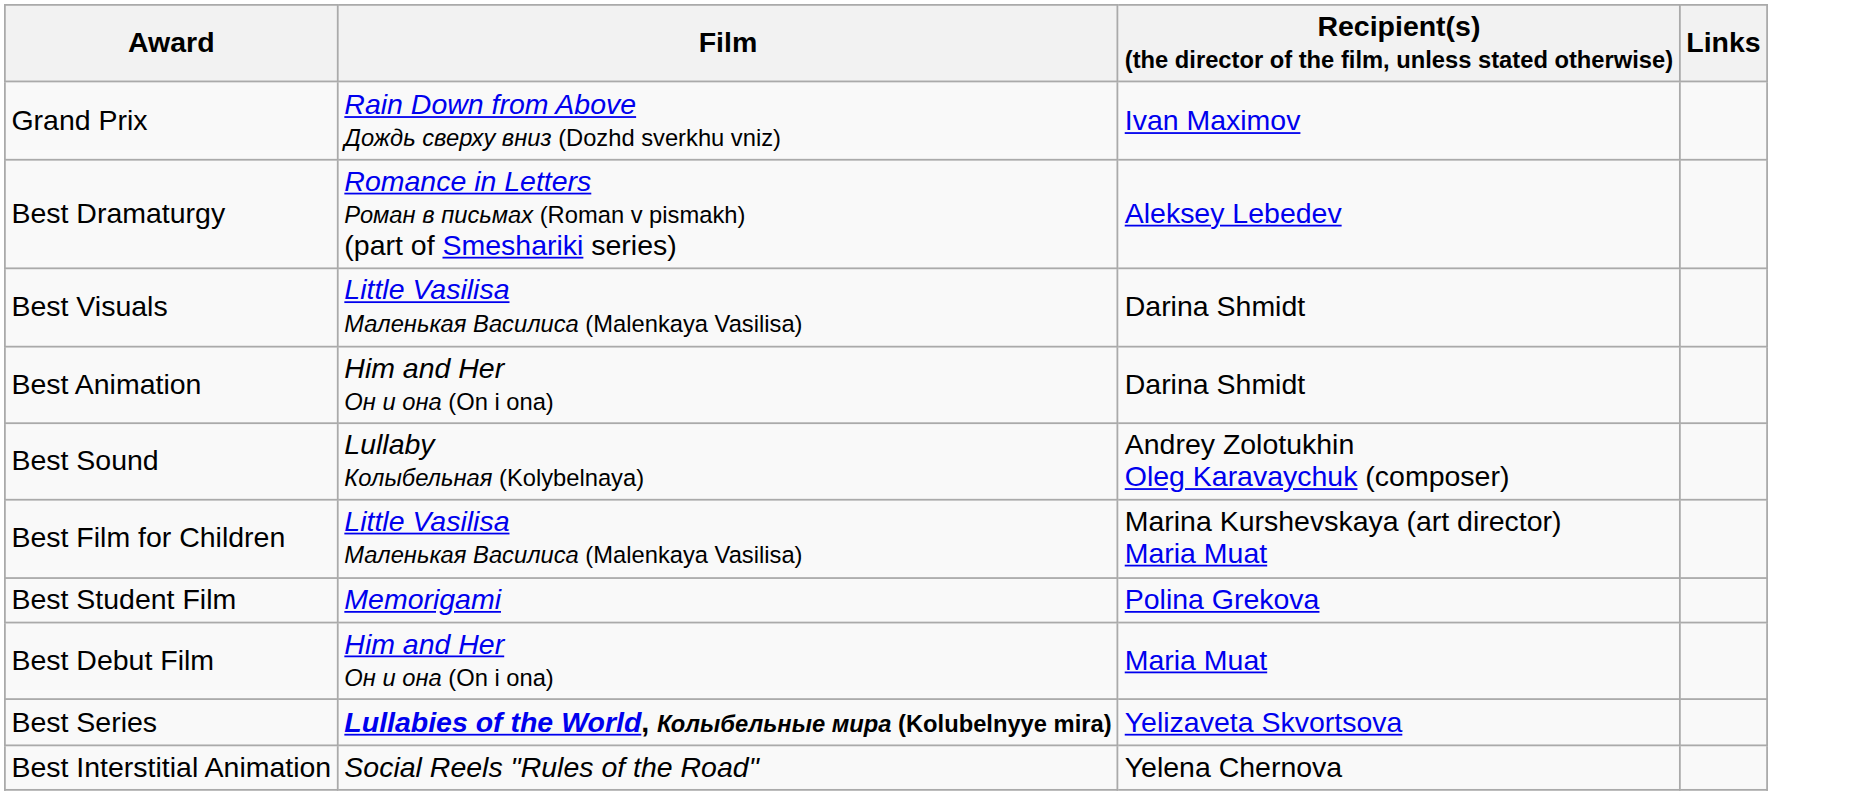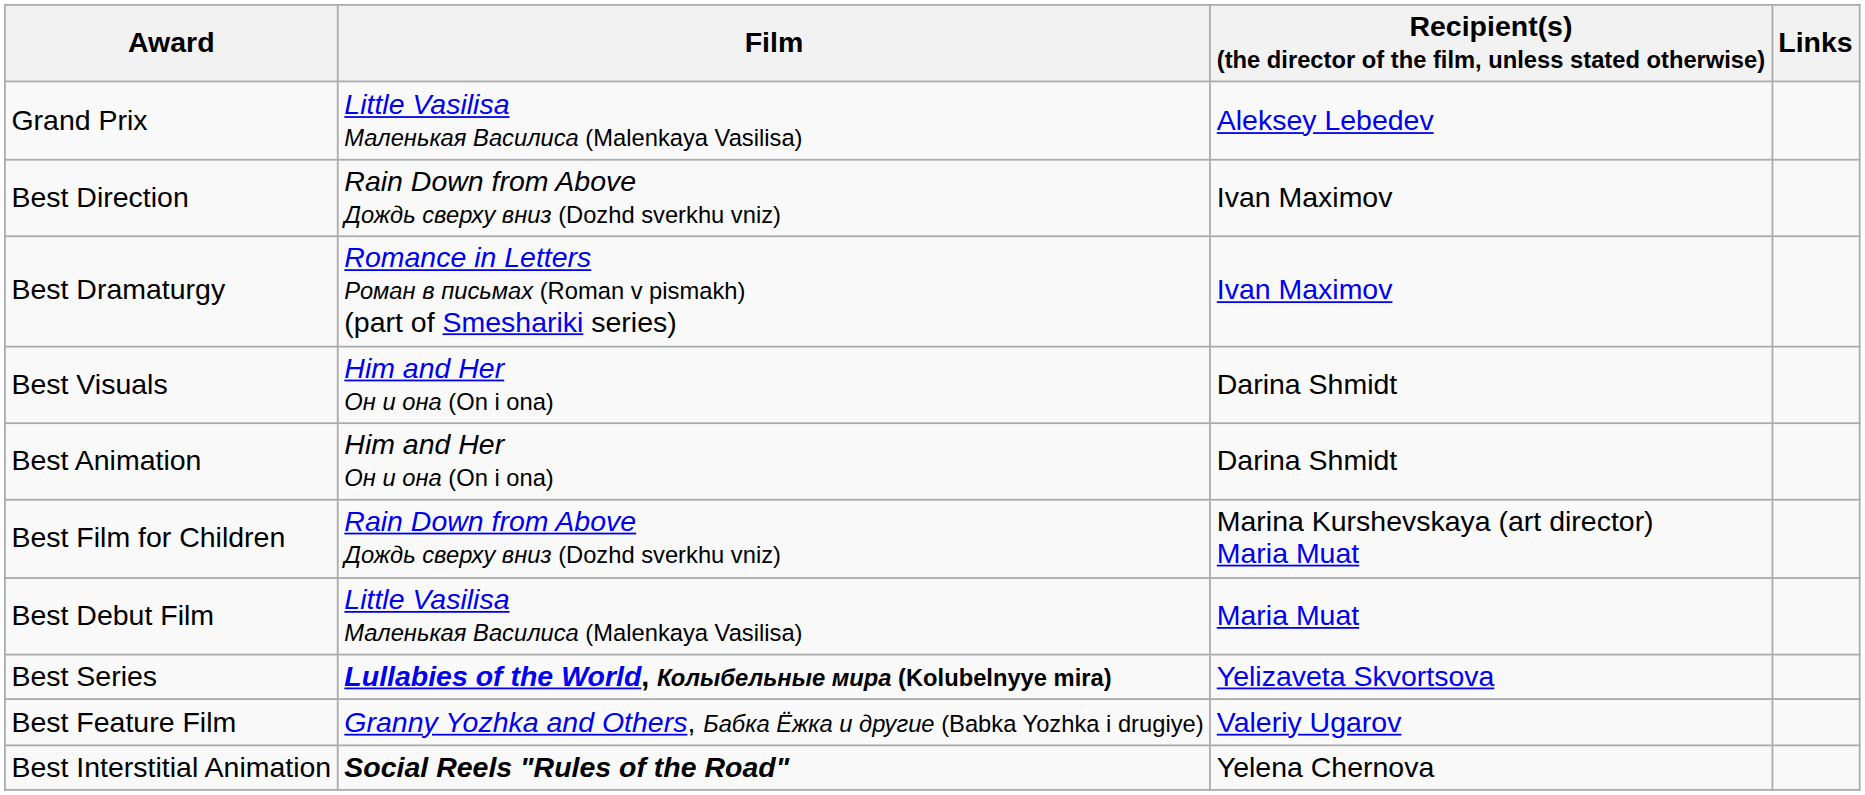(563, 120) Rain Down from Above Дождь сверху вниз (Dozhd sverkhu vniz) -> (573, 120) Little Vasilisa Маленькая Василиса (Malenkaya Vasilisa)
(1213, 120) Ivan Maximov -> (1325, 120) Aleksey Lebedev
+ row: (100, 197)
(1233, 213) Aleksey Lebedev -> (1305, 290) Ivan Maximov
(573, 306) Little Vasilisa Маленькая Василиса (Malenkaya Vasilisa) -> (449, 383) Him and Her Он и она (On i ona)
- row: (85, 461)
(573, 538) Little Vasilisa Маленькая Василиса (Malenkaya Vasilisa) -> (563, 538) Rain Down from Above Дождь сверху вниз (Dozhd sverkhu vniz)
- row: (124, 599)
(449, 660) Him and Her Он и она (On i ona) -> (573, 615) Little Vasilisa Маленькая Василиса (Malenkaya Vasilisa)
+ row: (124, 721)
(552, 767) normal -> (567, 767) bold
